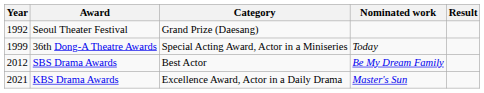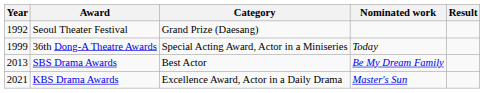(17, 63) 2012 -> (17, 63) 2013
